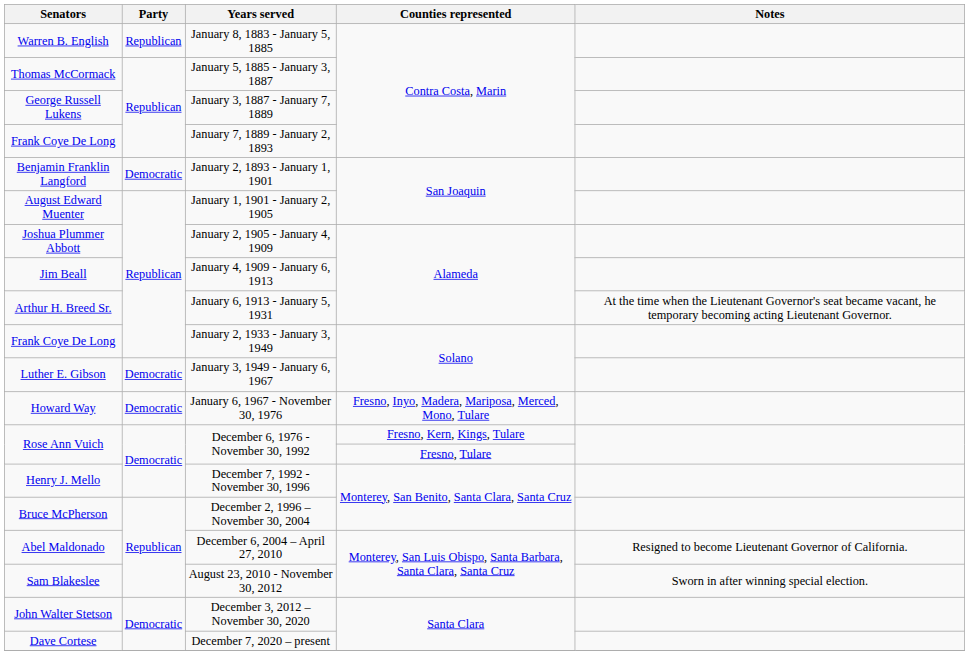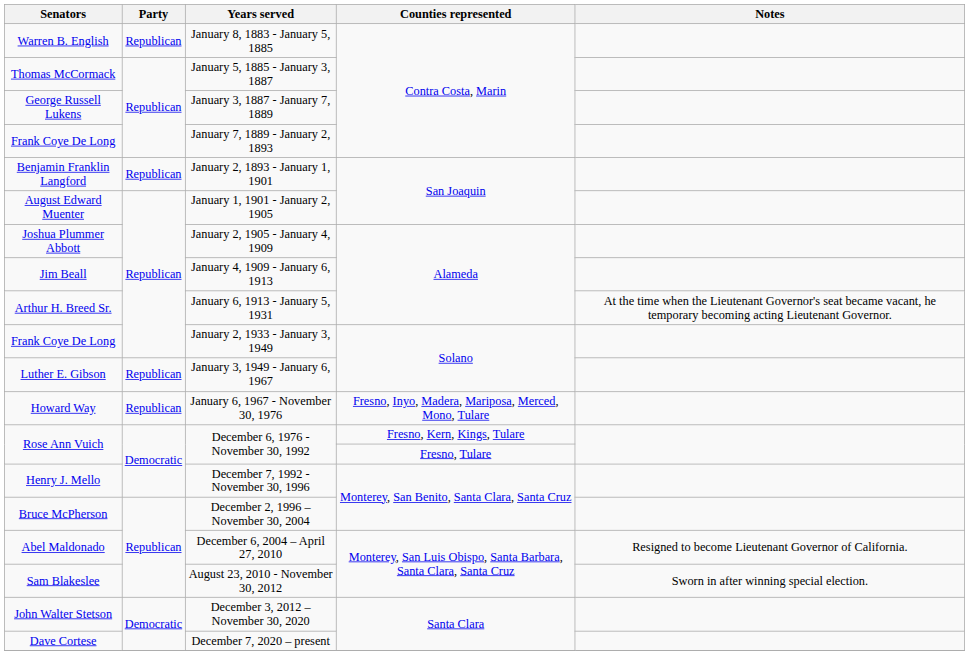(153, 174) Democratic -> (153, 174) Republican
(153, 374) Democratic -> (153, 374) Republican
(153, 408) Democratic -> (153, 408) Republican
